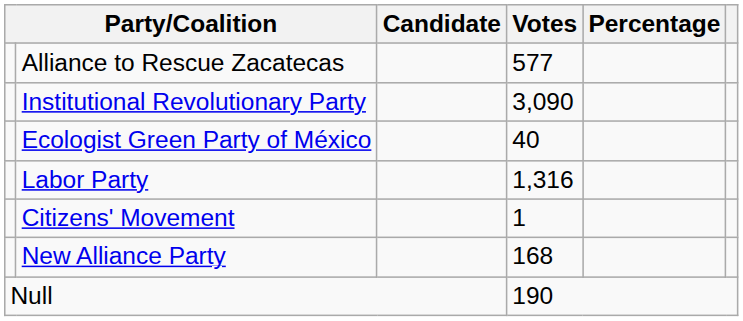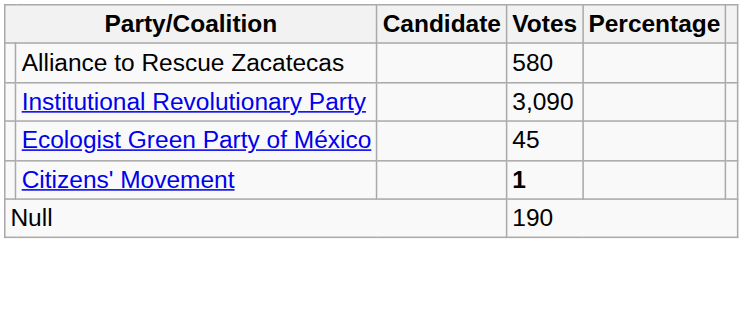(533, 62) 577 -> (533, 62) 580
(526, 140) 40 -> (526, 140) 45
- row: (85, 179)
(519, 218) normal -> (519, 179) bold
- row: (124, 256)
